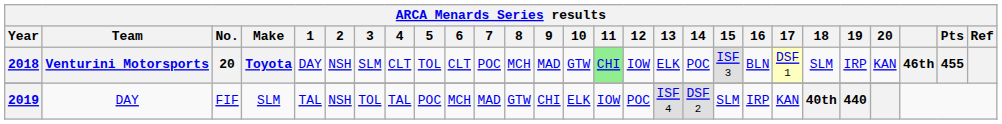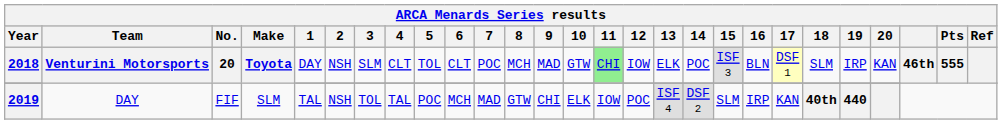(952, 65) 455 -> (952, 65) 555
